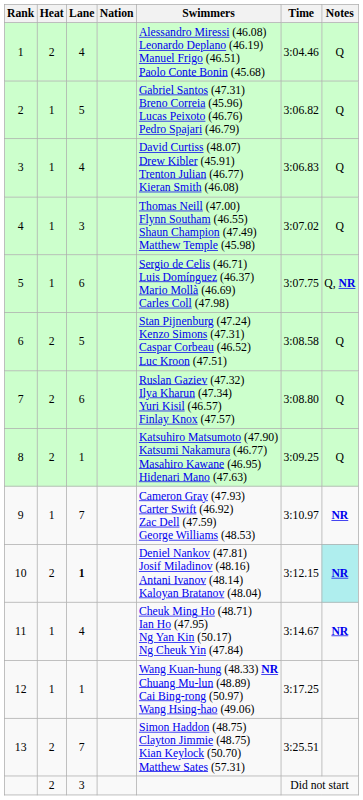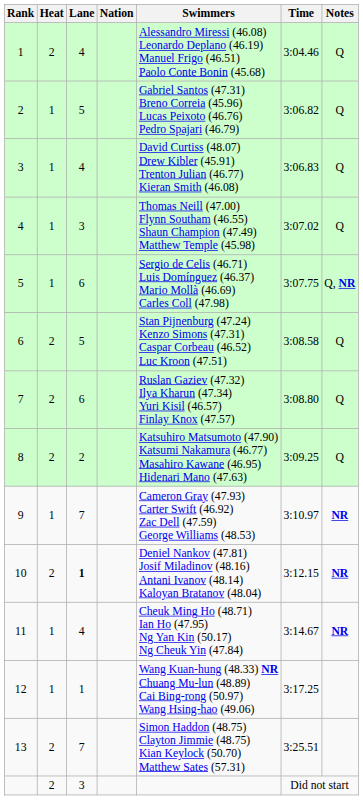(82, 457) 1 -> (82, 457) 2
(340, 573) paleturquoise background -> (340, 573) no background
